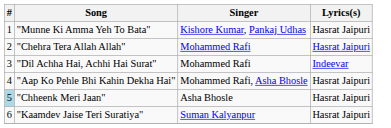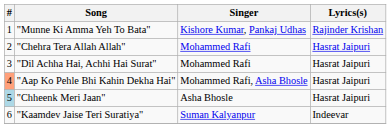(341, 30) Hasrat Jaipuri -> (348, 30) Rajinder Krishan
(330, 64) Indeevar -> (341, 64) Hasrat Jaipuri
(9, 81) no background -> (9, 81) lightsalmon background
(341, 115) Hasrat Jaipuri -> (330, 115) Indeevar
